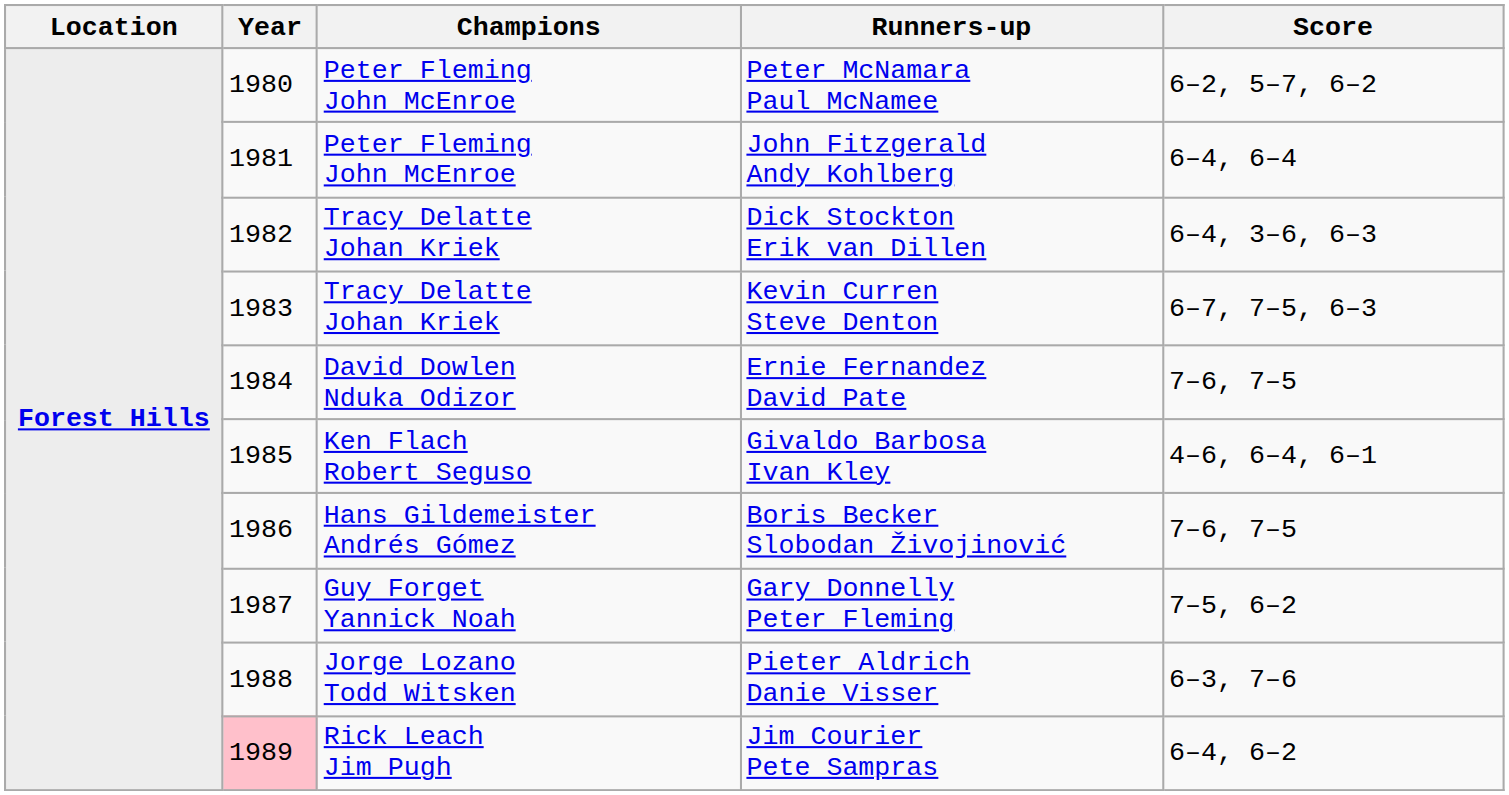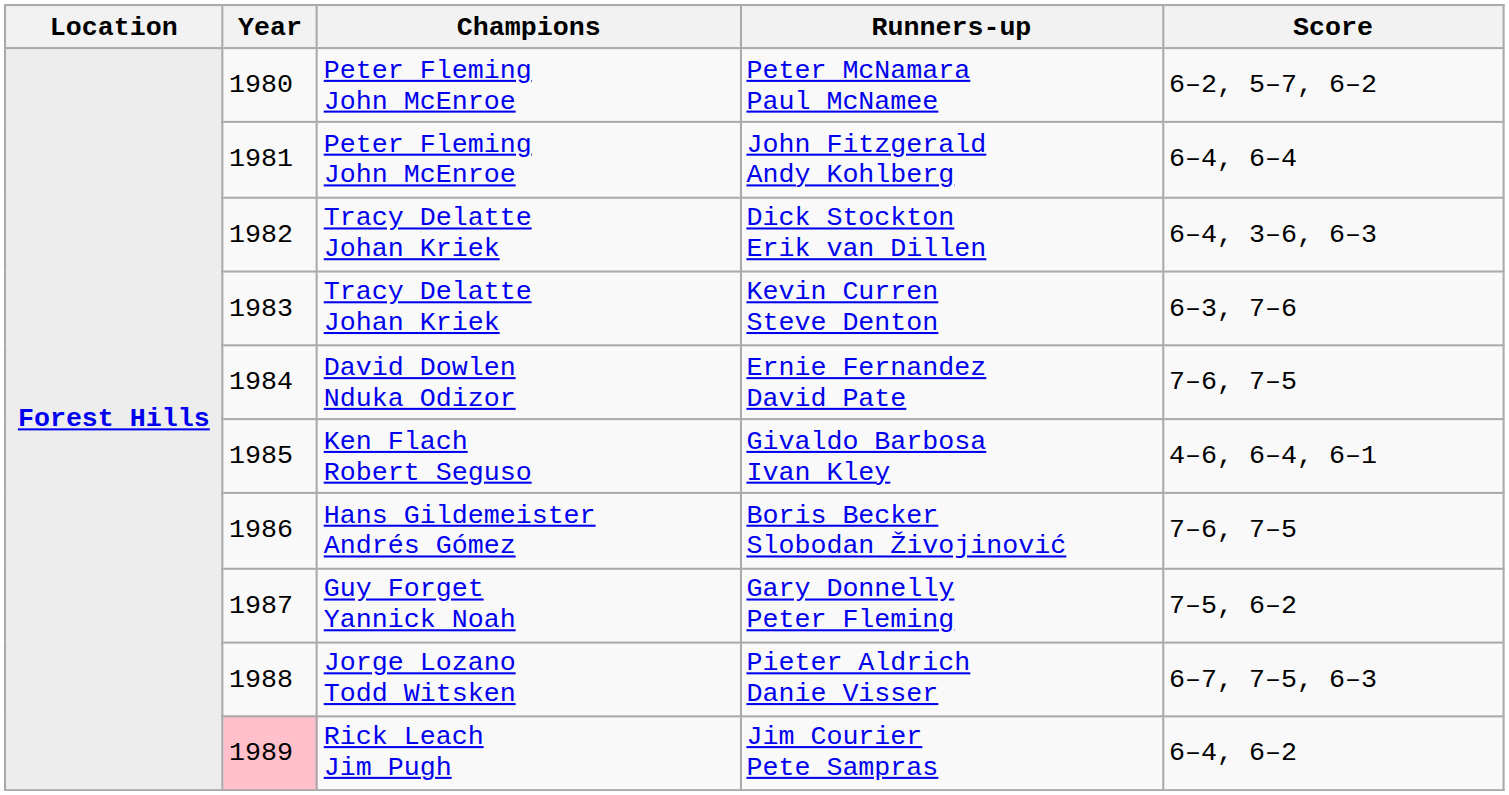(1273, 308) 6–7, 7–5, 6–3 -> (1233, 308) 6–3, 7–6
(1233, 679) 6–3, 7–6 -> (1273, 679) 6–7, 7–5, 6–3
